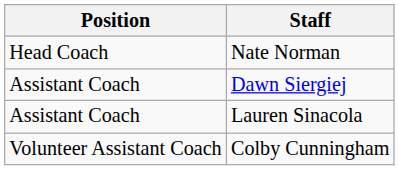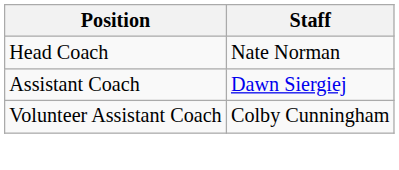- row: (297, 116)
